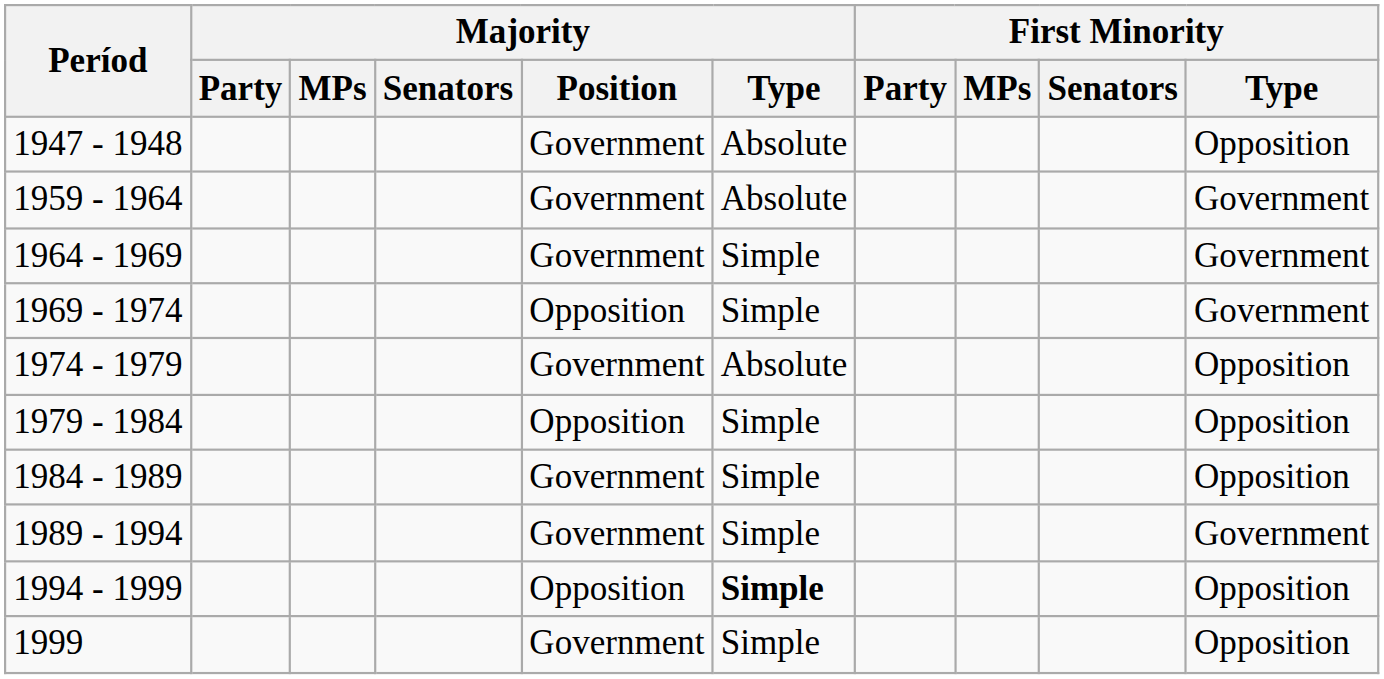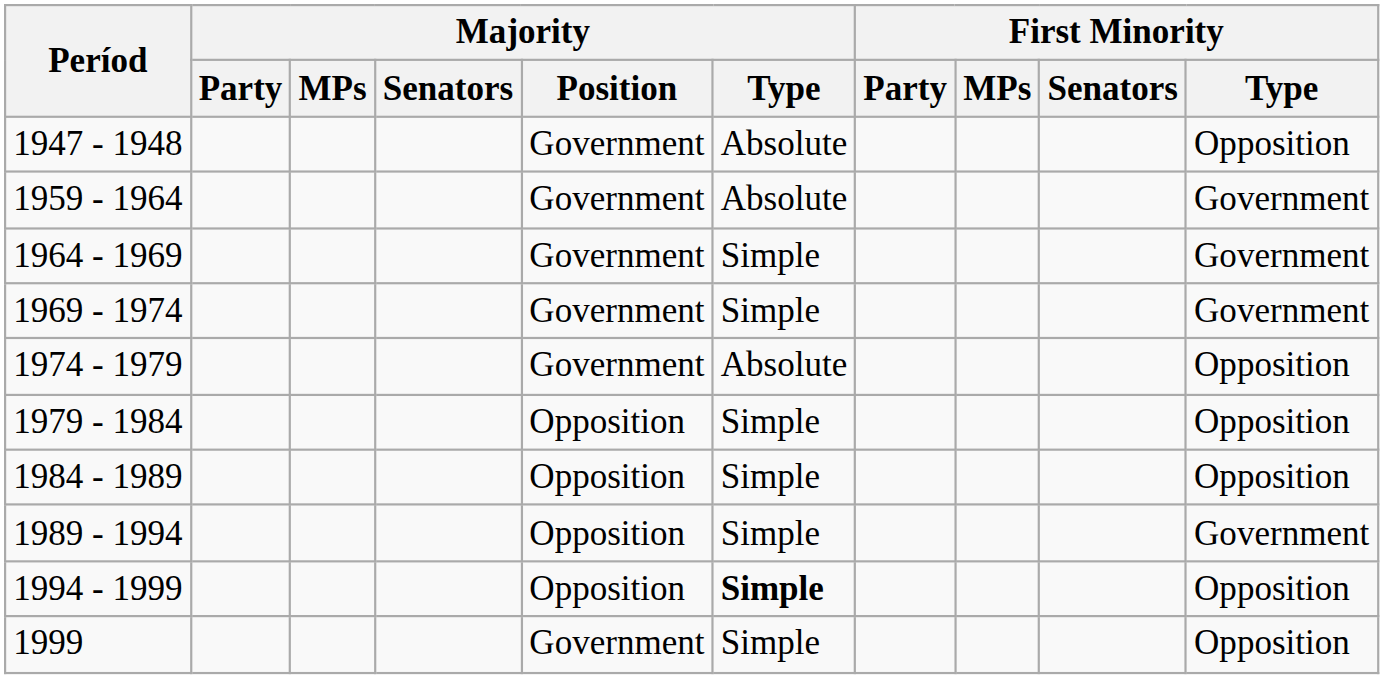(607, 310) Opposition -> (617, 310) Government
(617, 476) Government -> (607, 476) Opposition
(617, 532) Government -> (607, 532) Opposition
